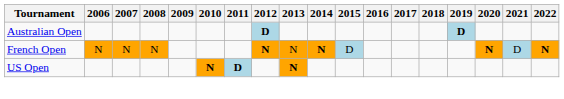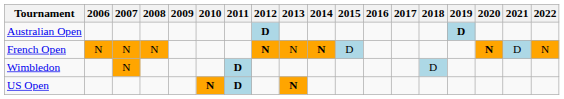(545, 49) bold -> (545, 49) normal
+ row: (34, 67)
